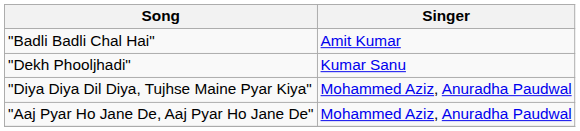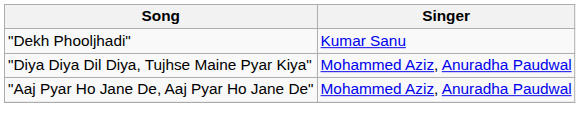- row: (81, 41)
